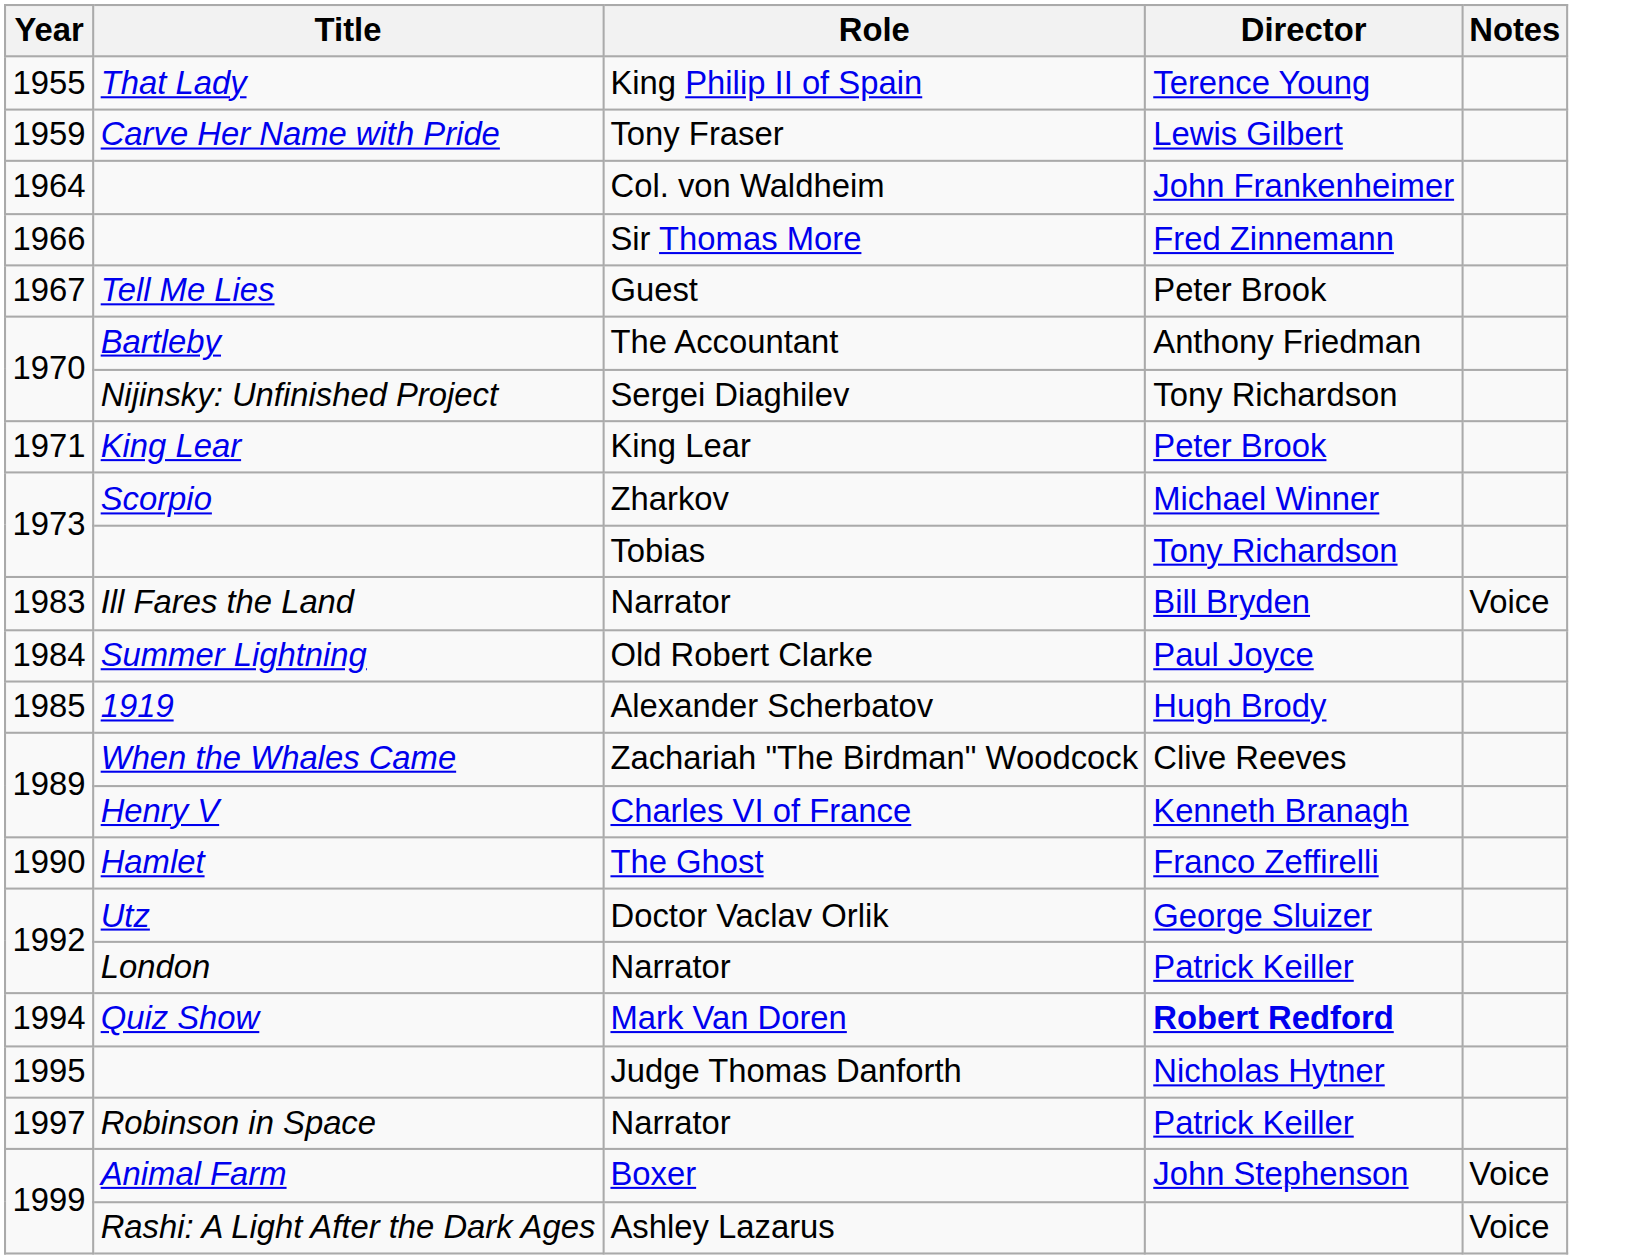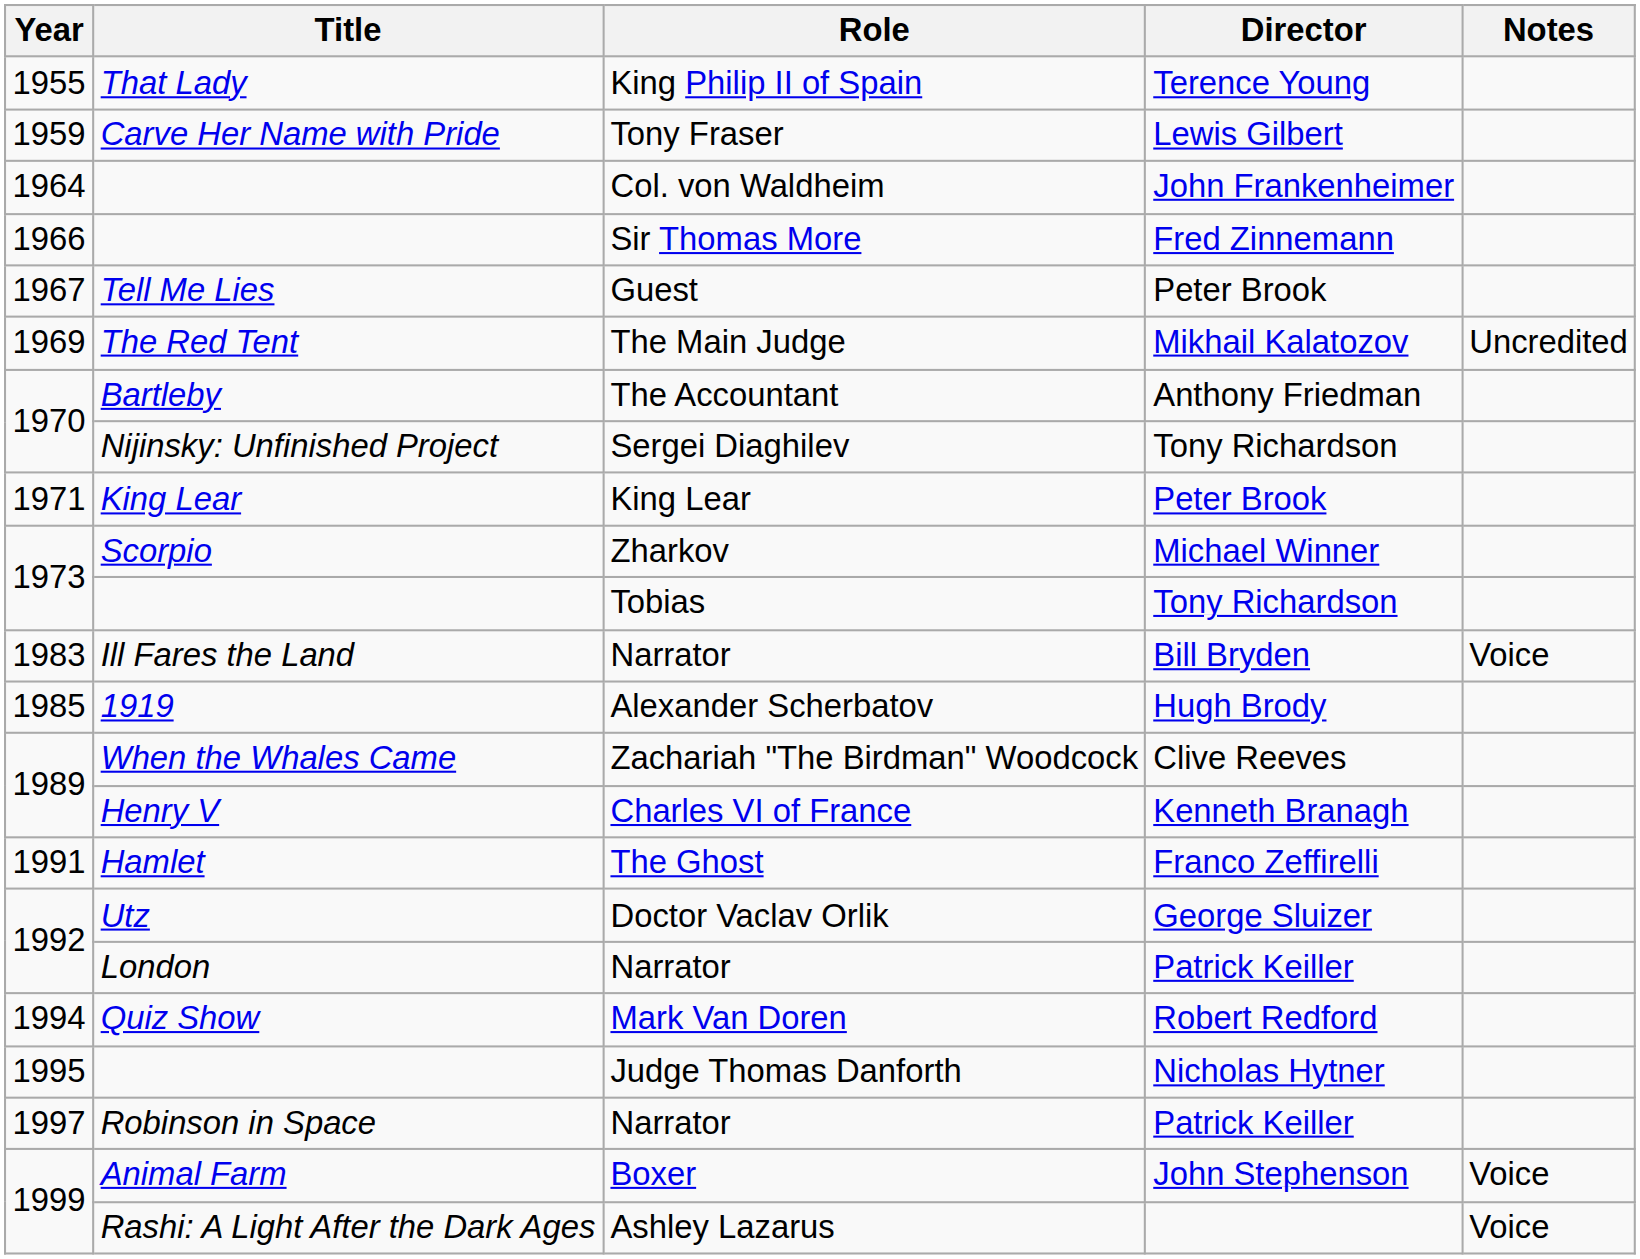+ row: (199, 342)
- row: (234, 654)
(49, 862) 1990 -> (49, 862) 1991
(1274, 1018) bold -> (1265, 1018) normal
